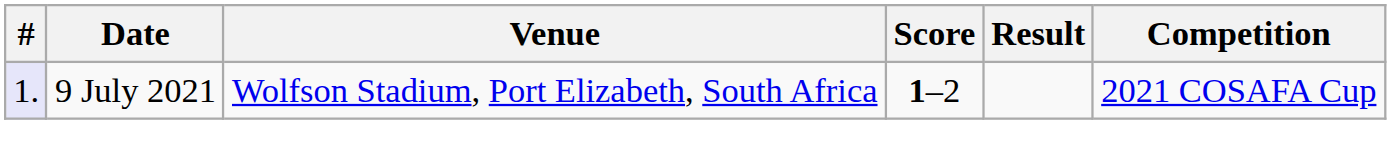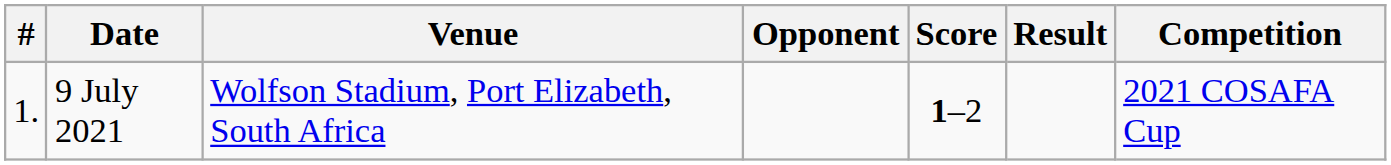+ column: (826, 33)
(26, 90) lavender background -> (26, 110) no background
